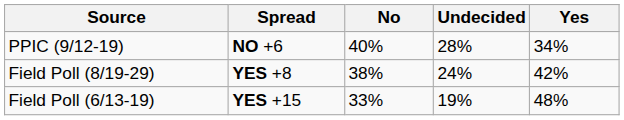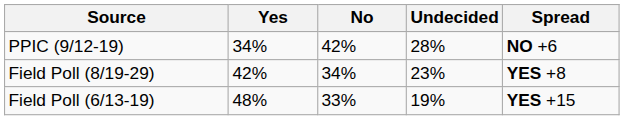columns swapped: (574, 18) <-> (286, 18)
(366, 45) 40% -> (339, 45) 42%
(366, 73) 38% -> (339, 73) 34%
(455, 73) 24% -> (428, 73) 23%
